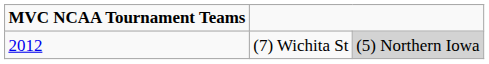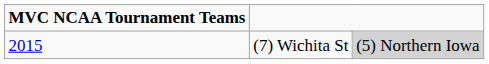(25, 44) 2012 -> (25, 44) 2015
